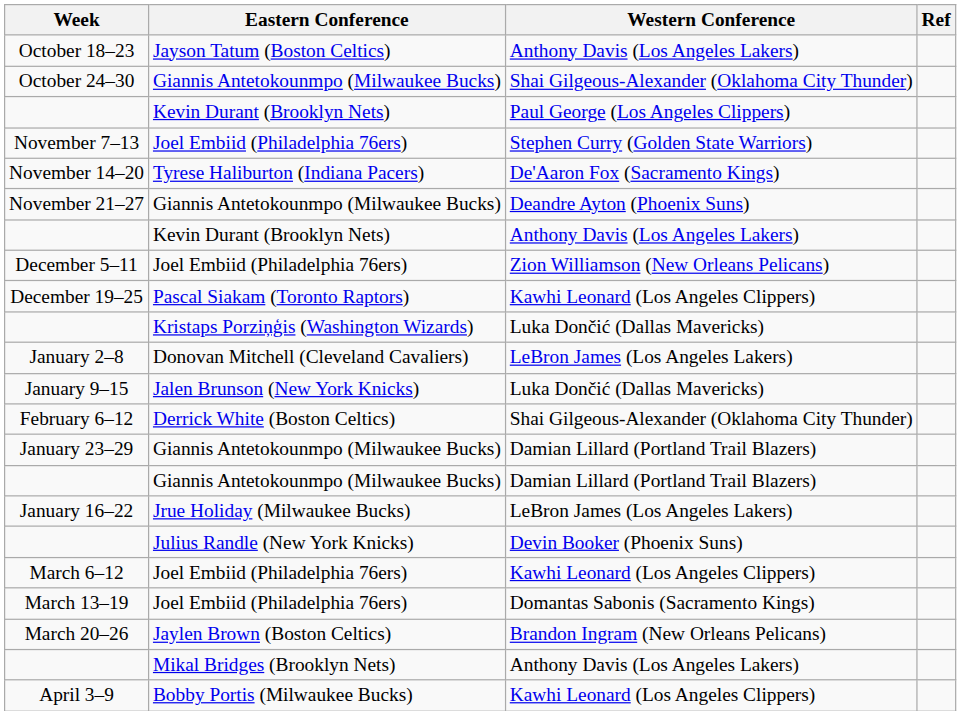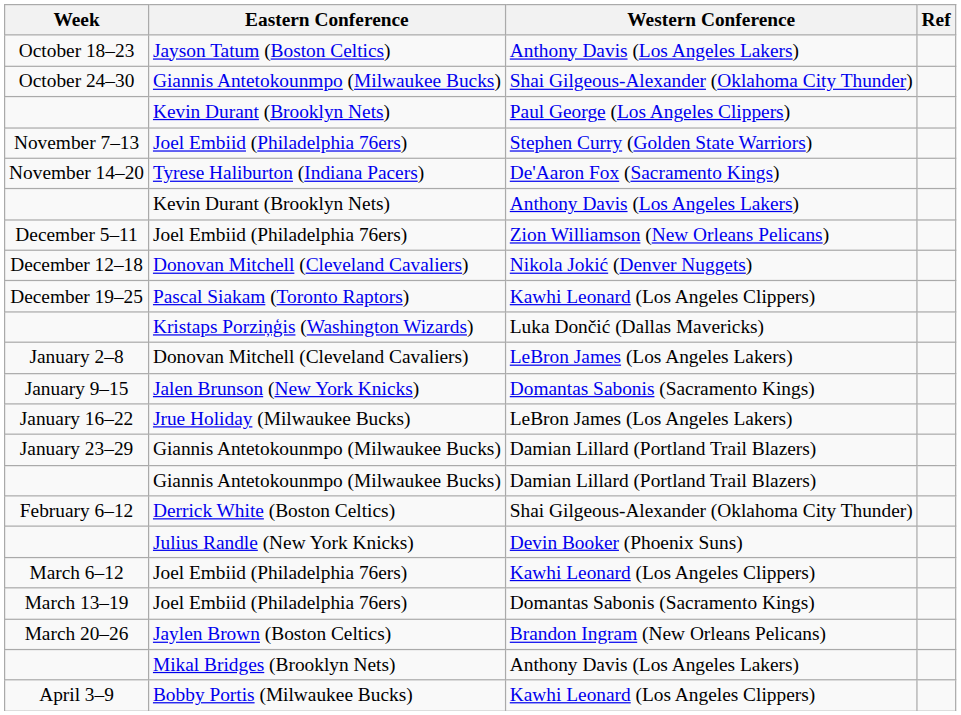- row: (77, 204)
+ row: (77, 265)
(637, 388) Luka Dončić (Dallas Mavericks) -> (662, 388) Domantas Sabonis (Sacramento Kings)
rows swapped: (77, 511) <-> (77, 419)
